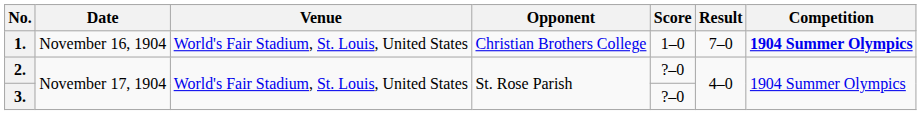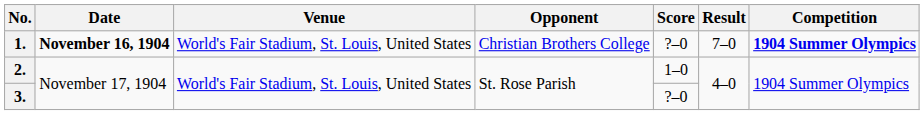(103, 44) normal -> (104, 44) bold
(673, 44) 1–0 -> (676, 44) ?–0
(673, 70) ?–0 -> (676, 70) 1–0
